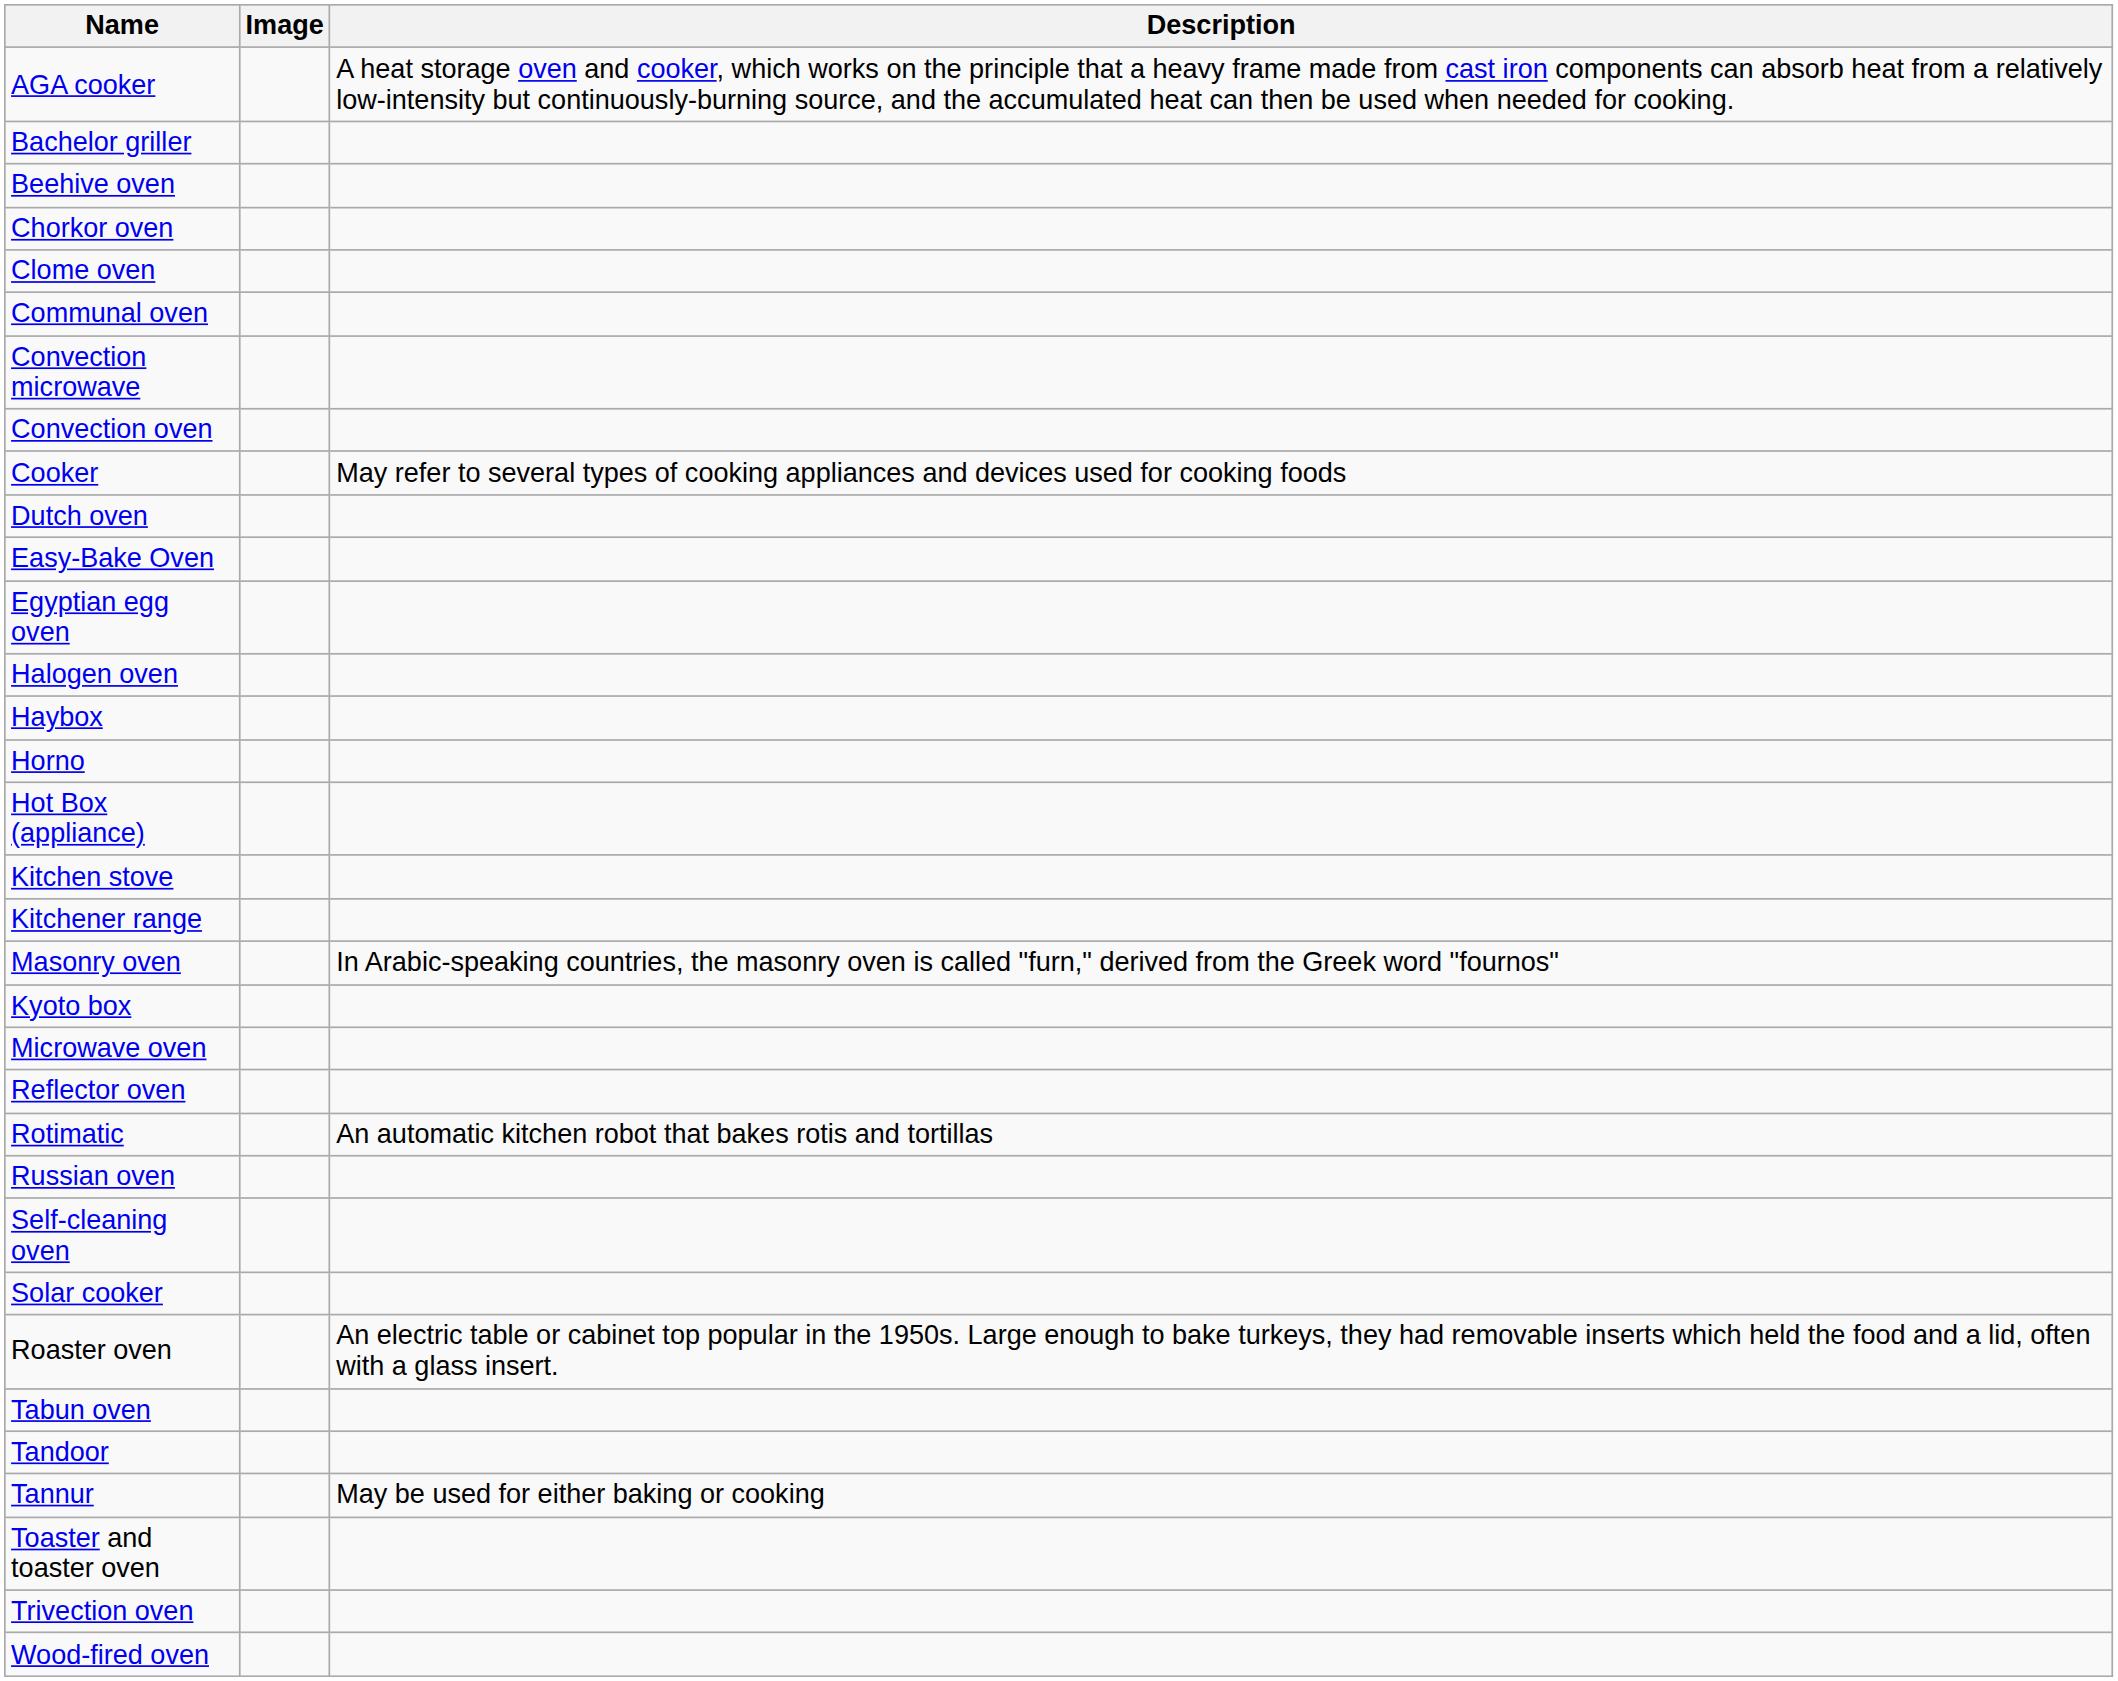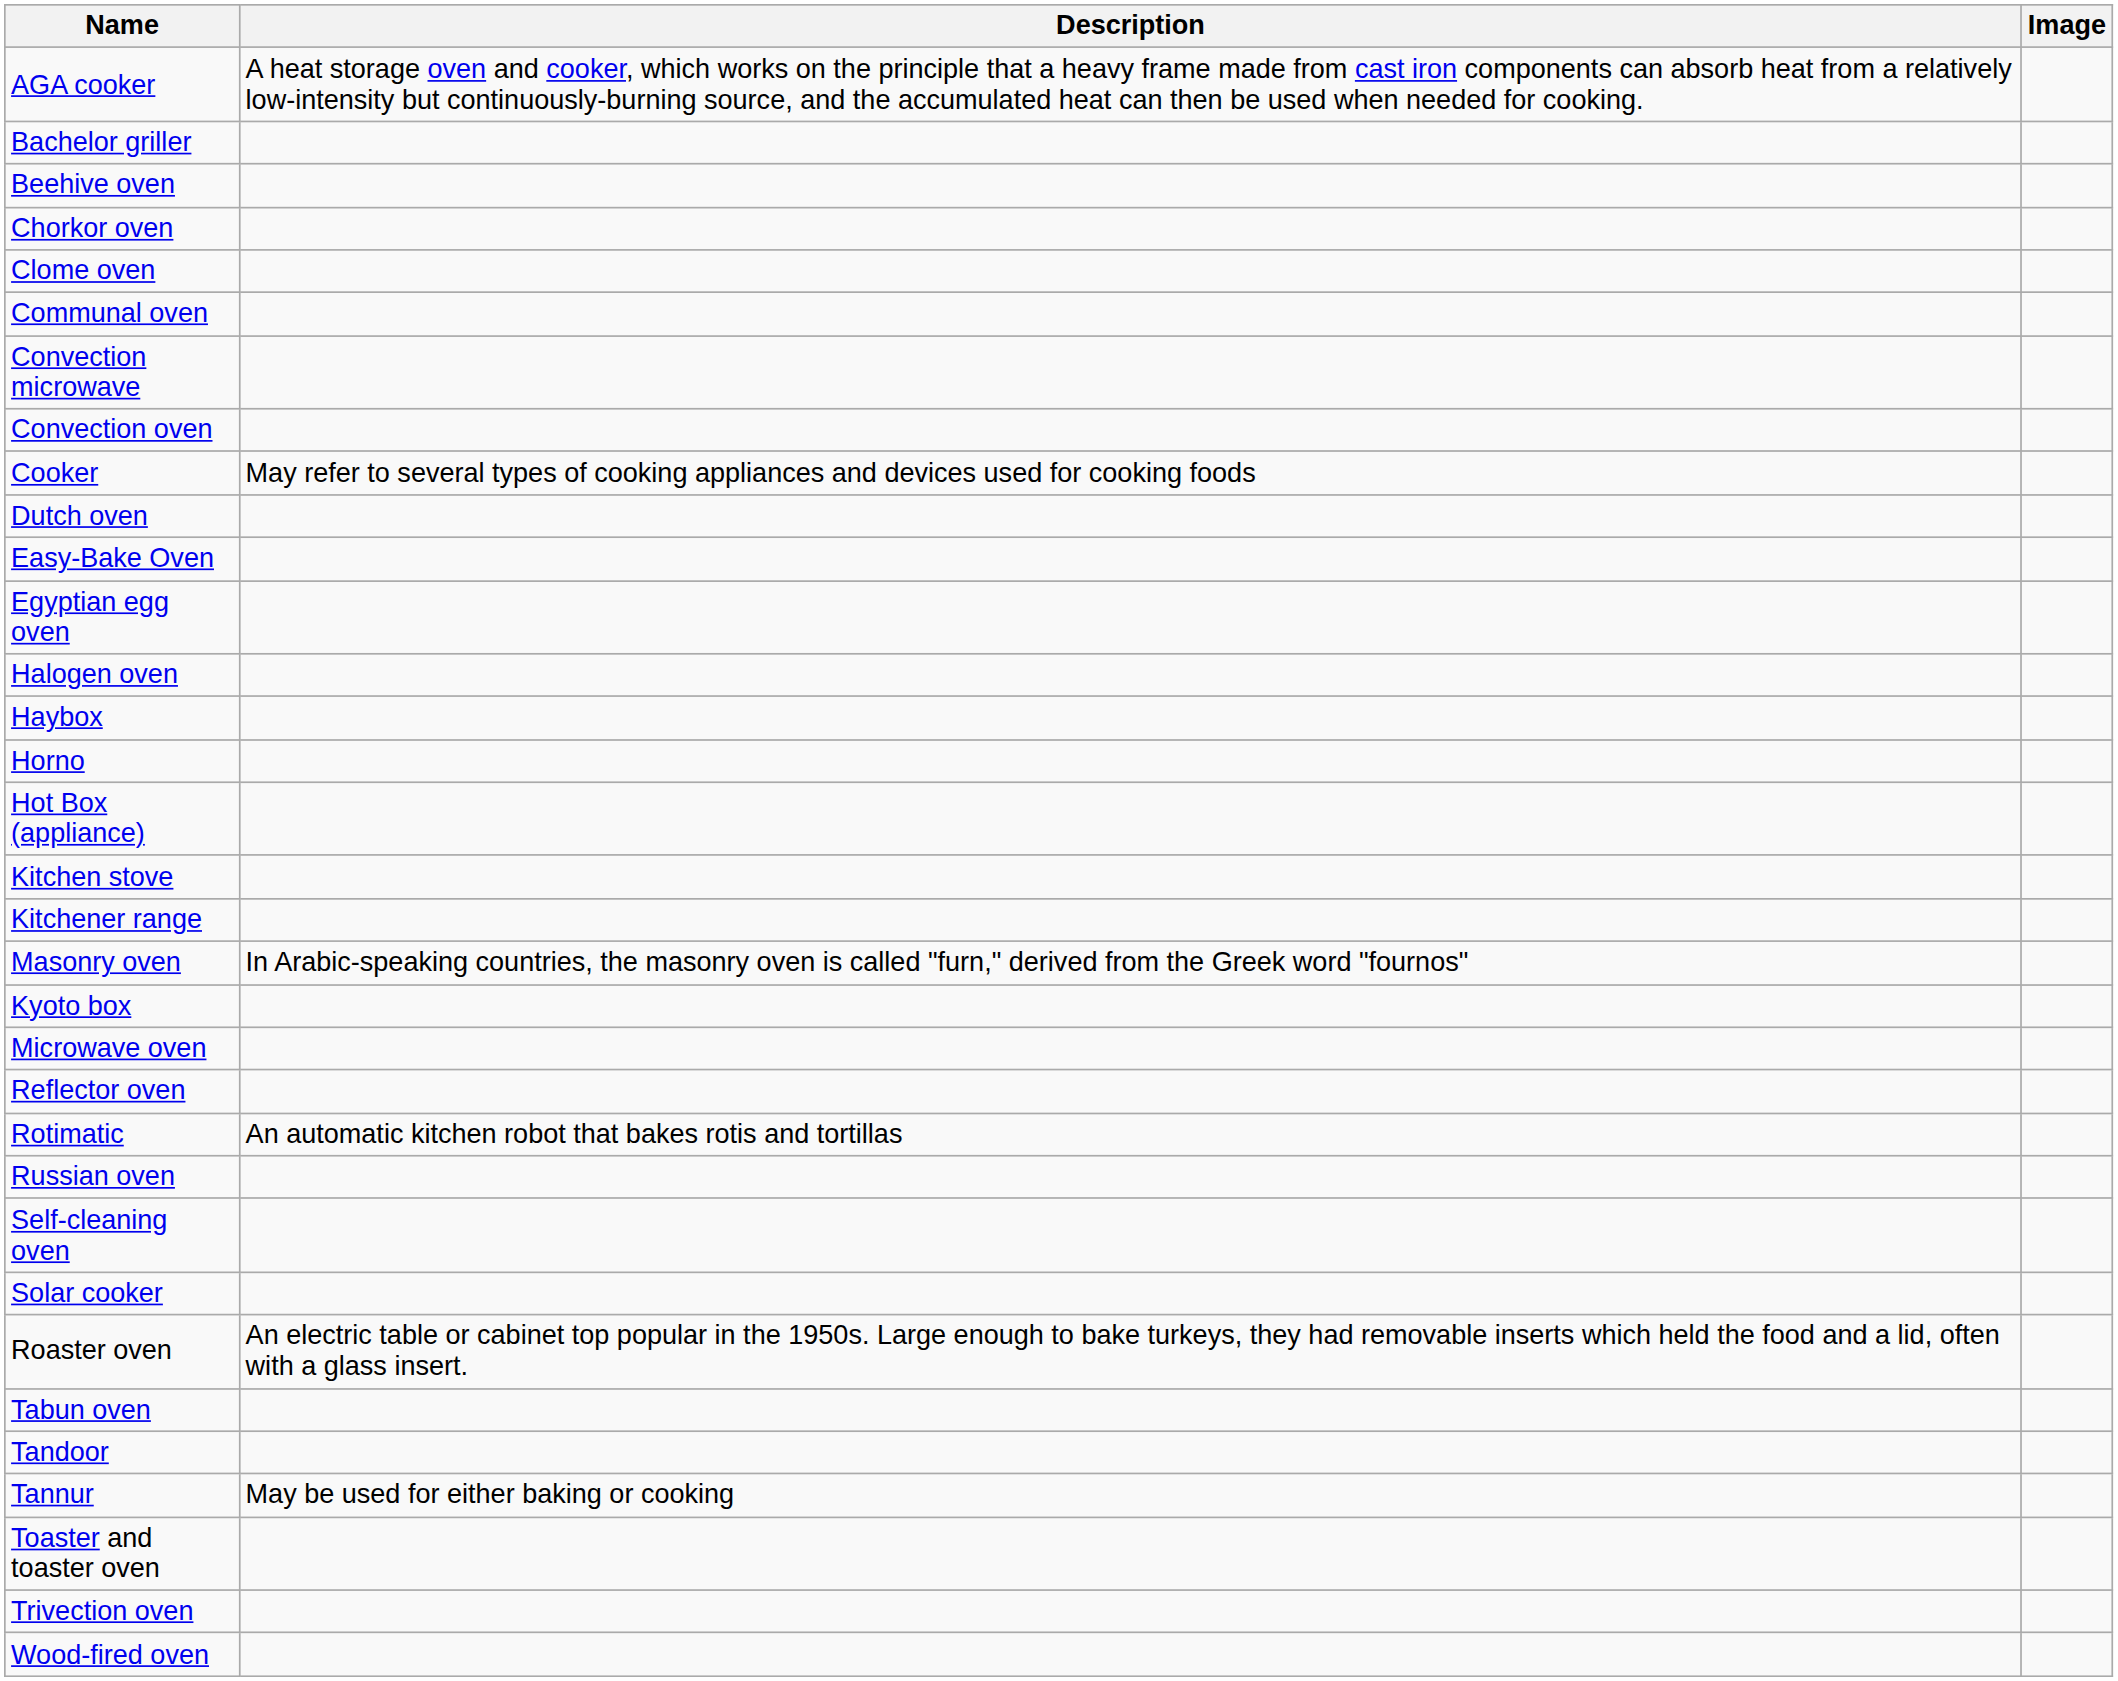columns swapped: (285, 25) <-> (1221, 25)
